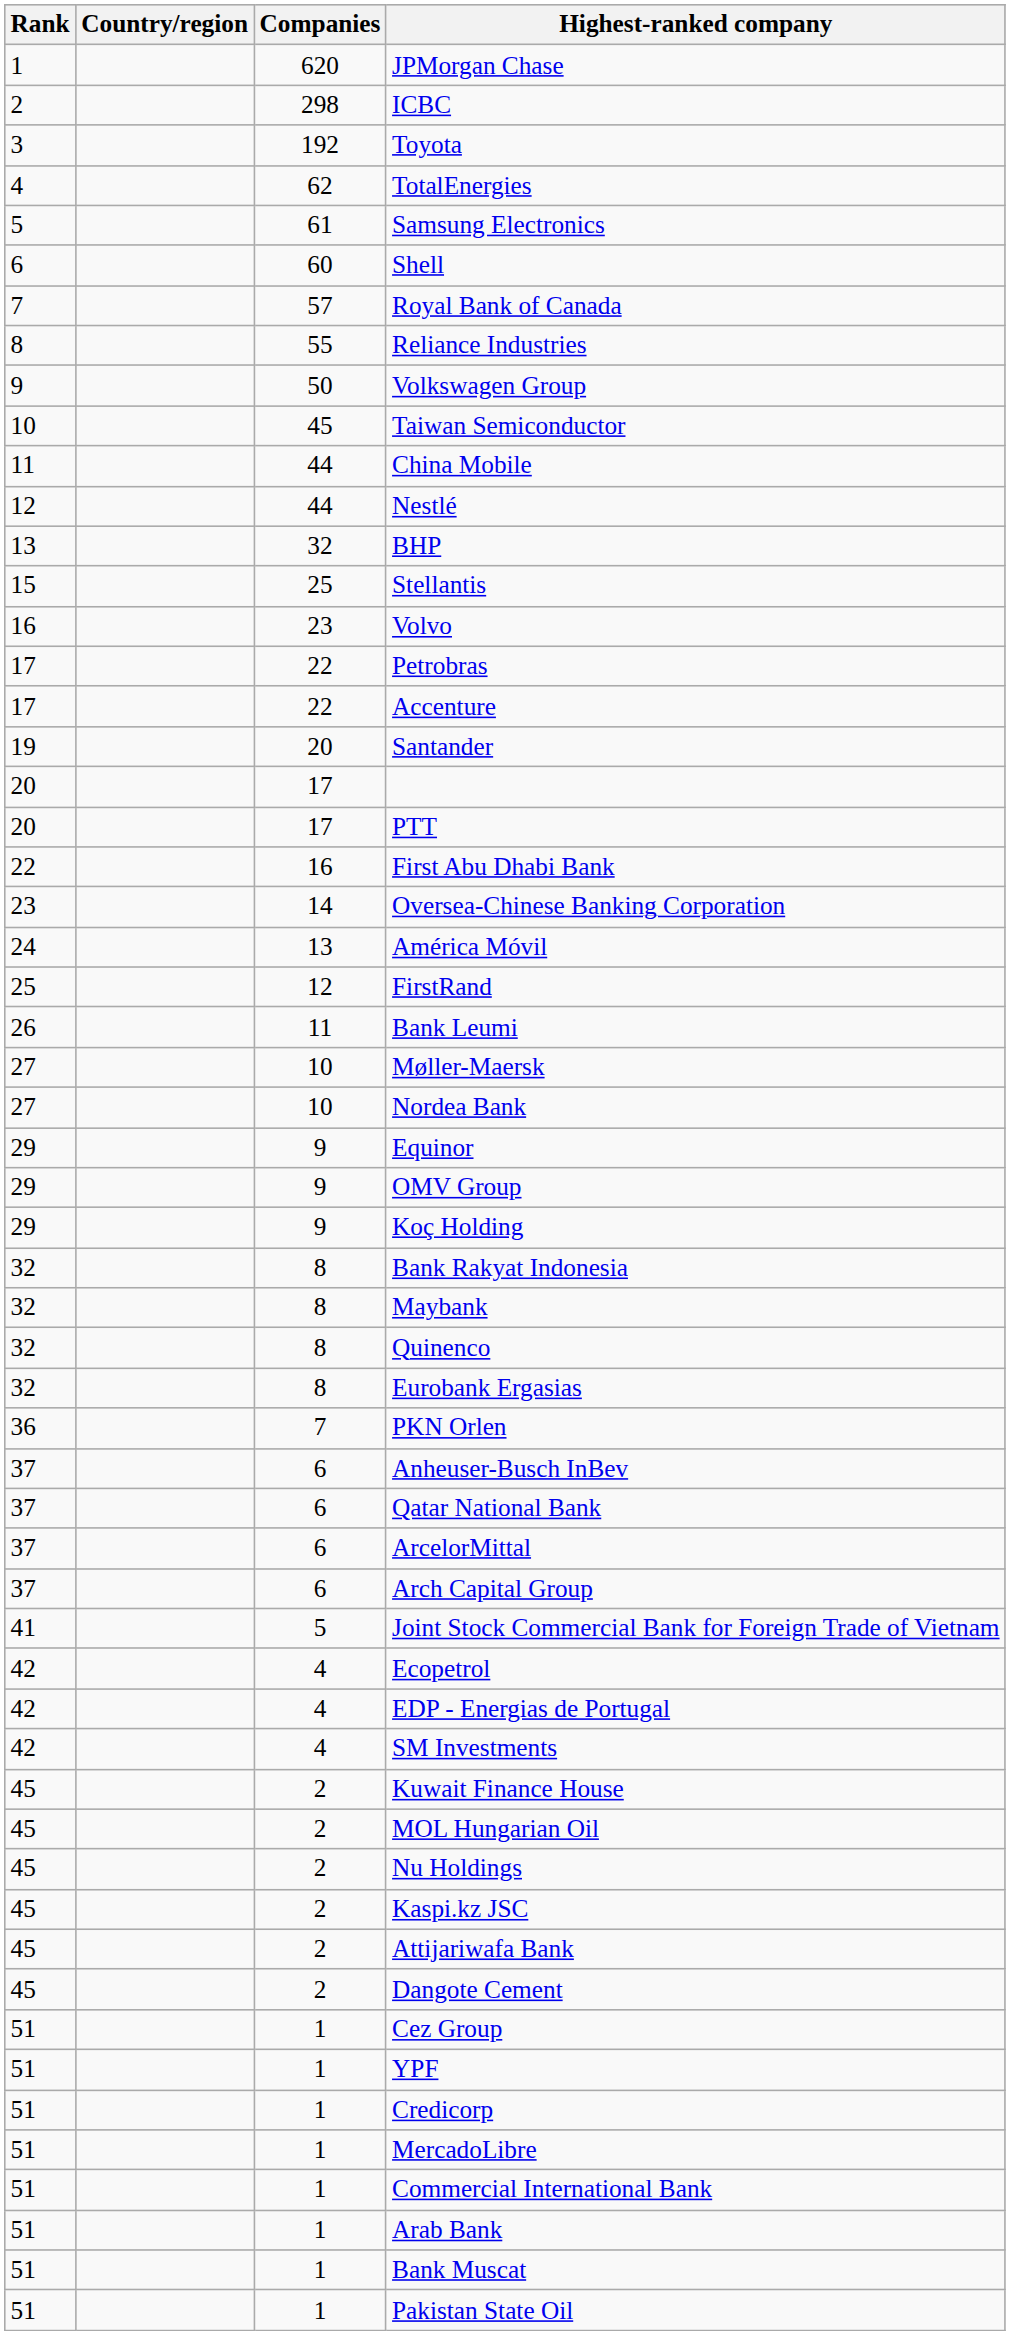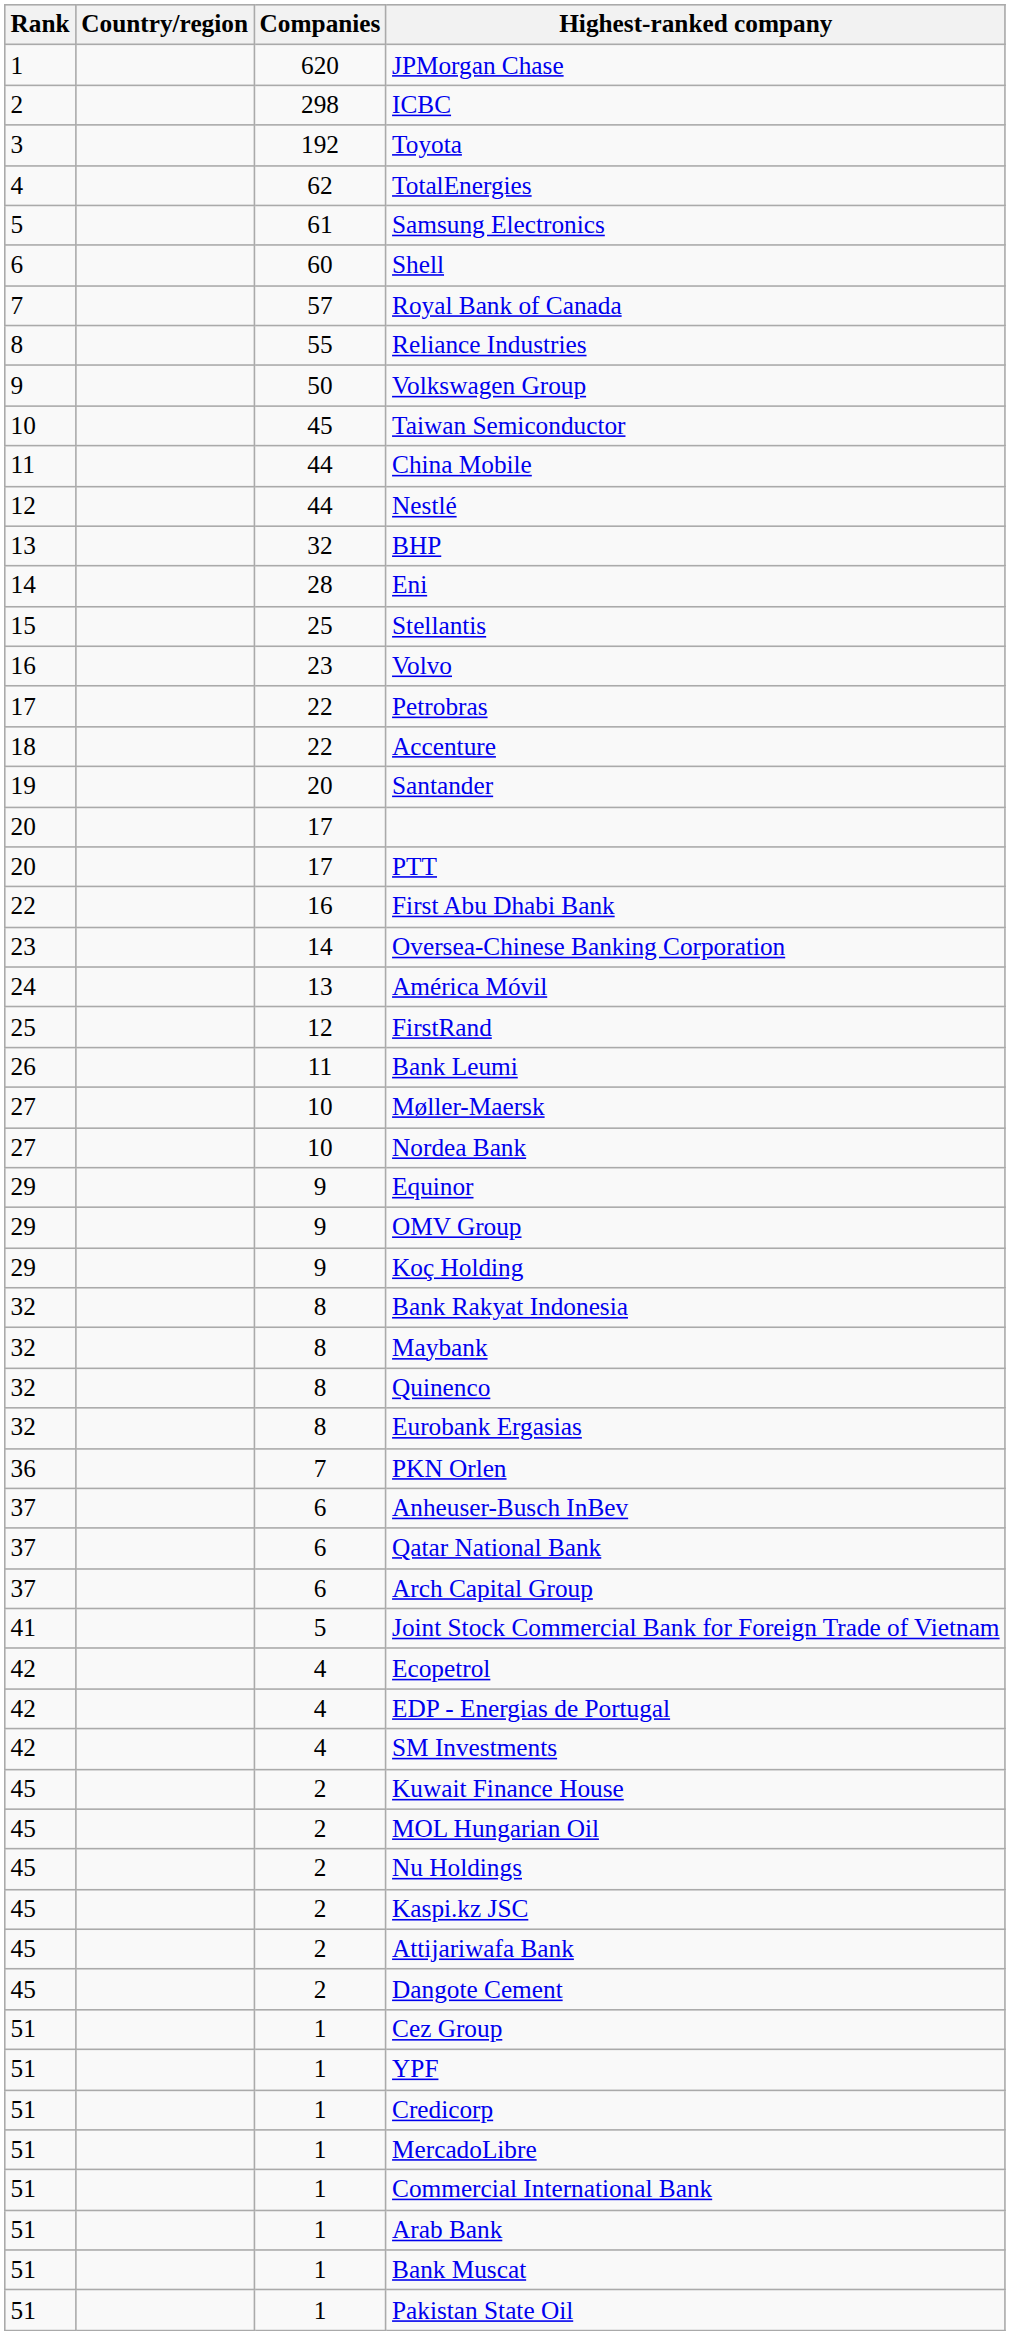+ row: (410, 585)
(23, 706) 17 -> (23, 746) 18
- row: (462, 1548)
